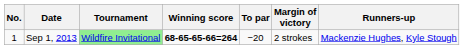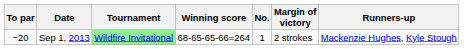columns swapped: (14, 17) <-> (256, 17)
(201, 37) bold -> (214, 37) normal
